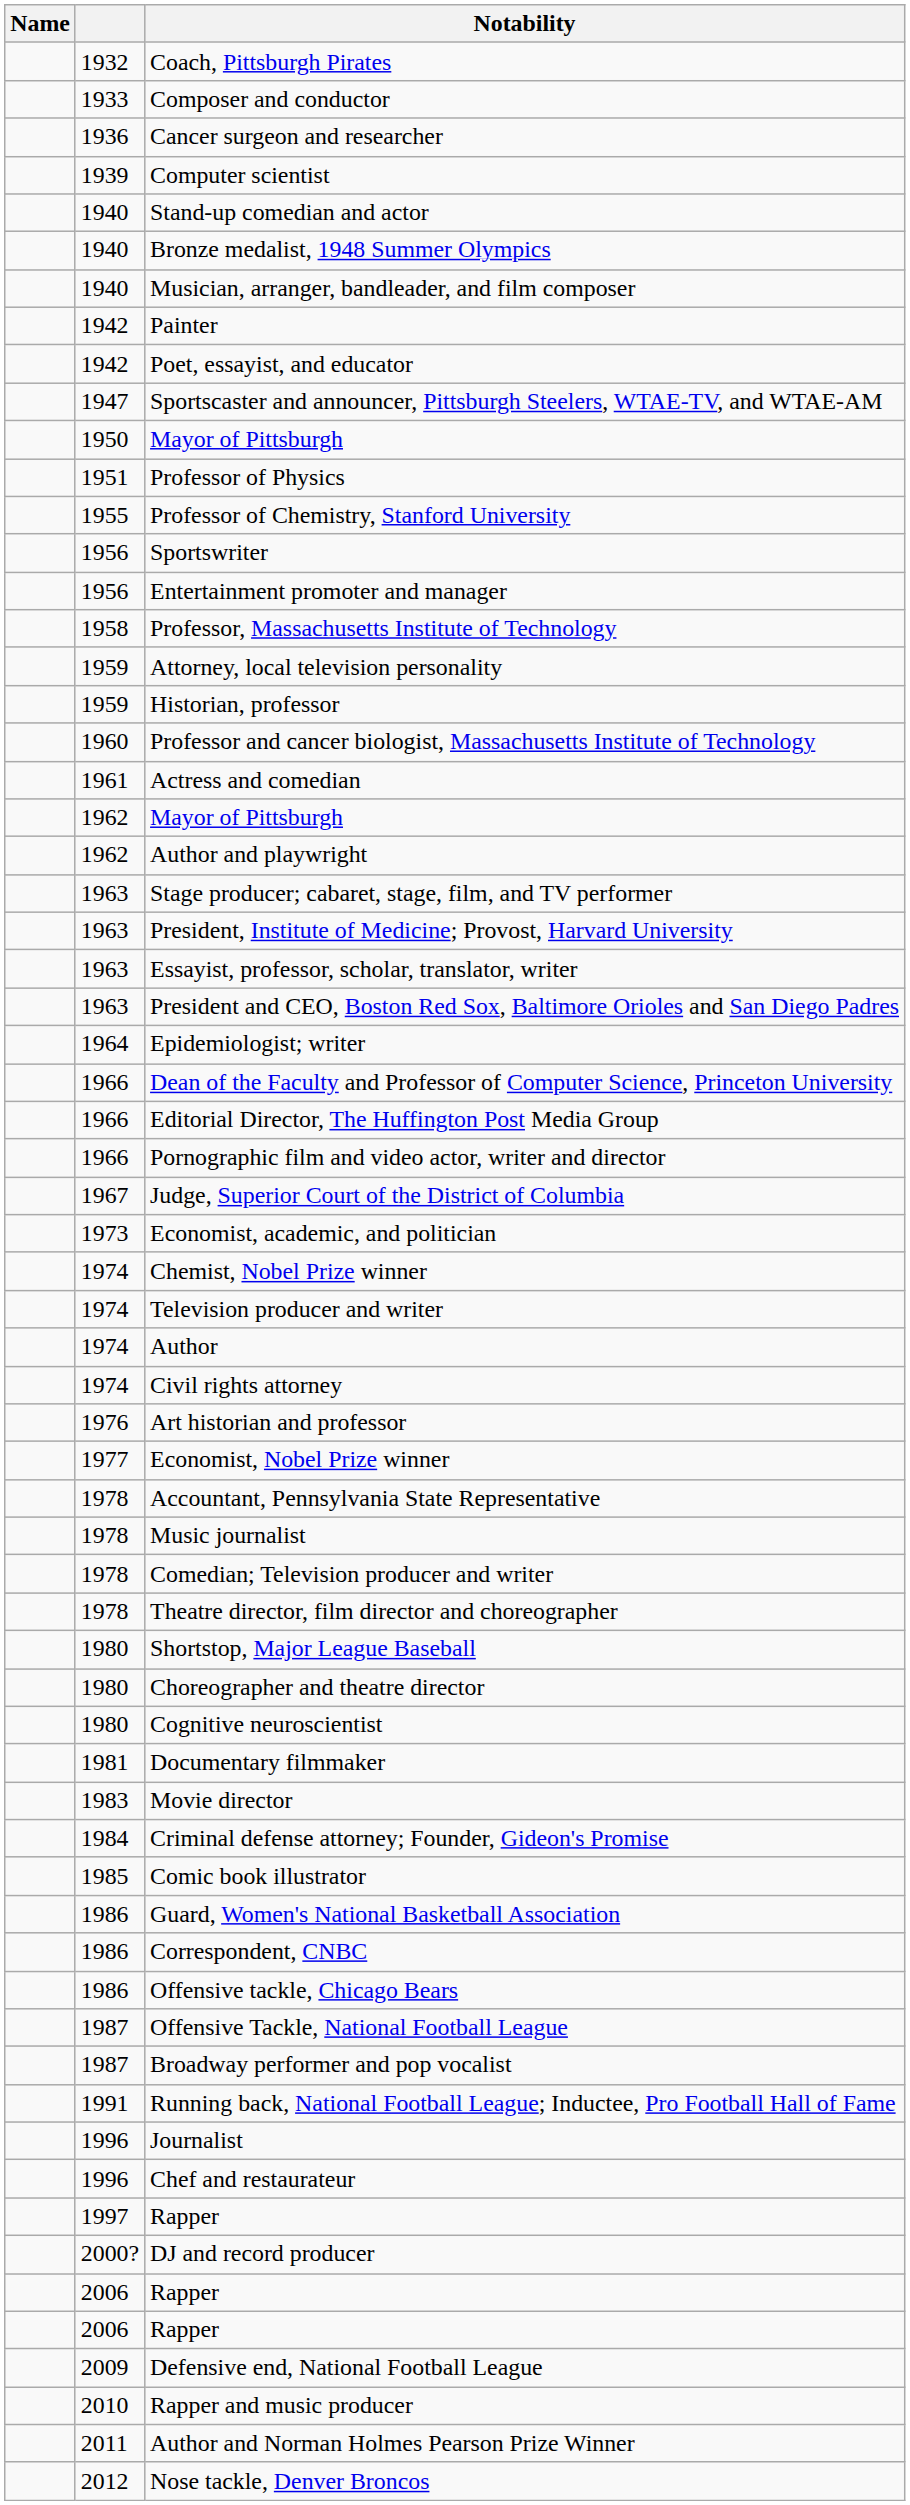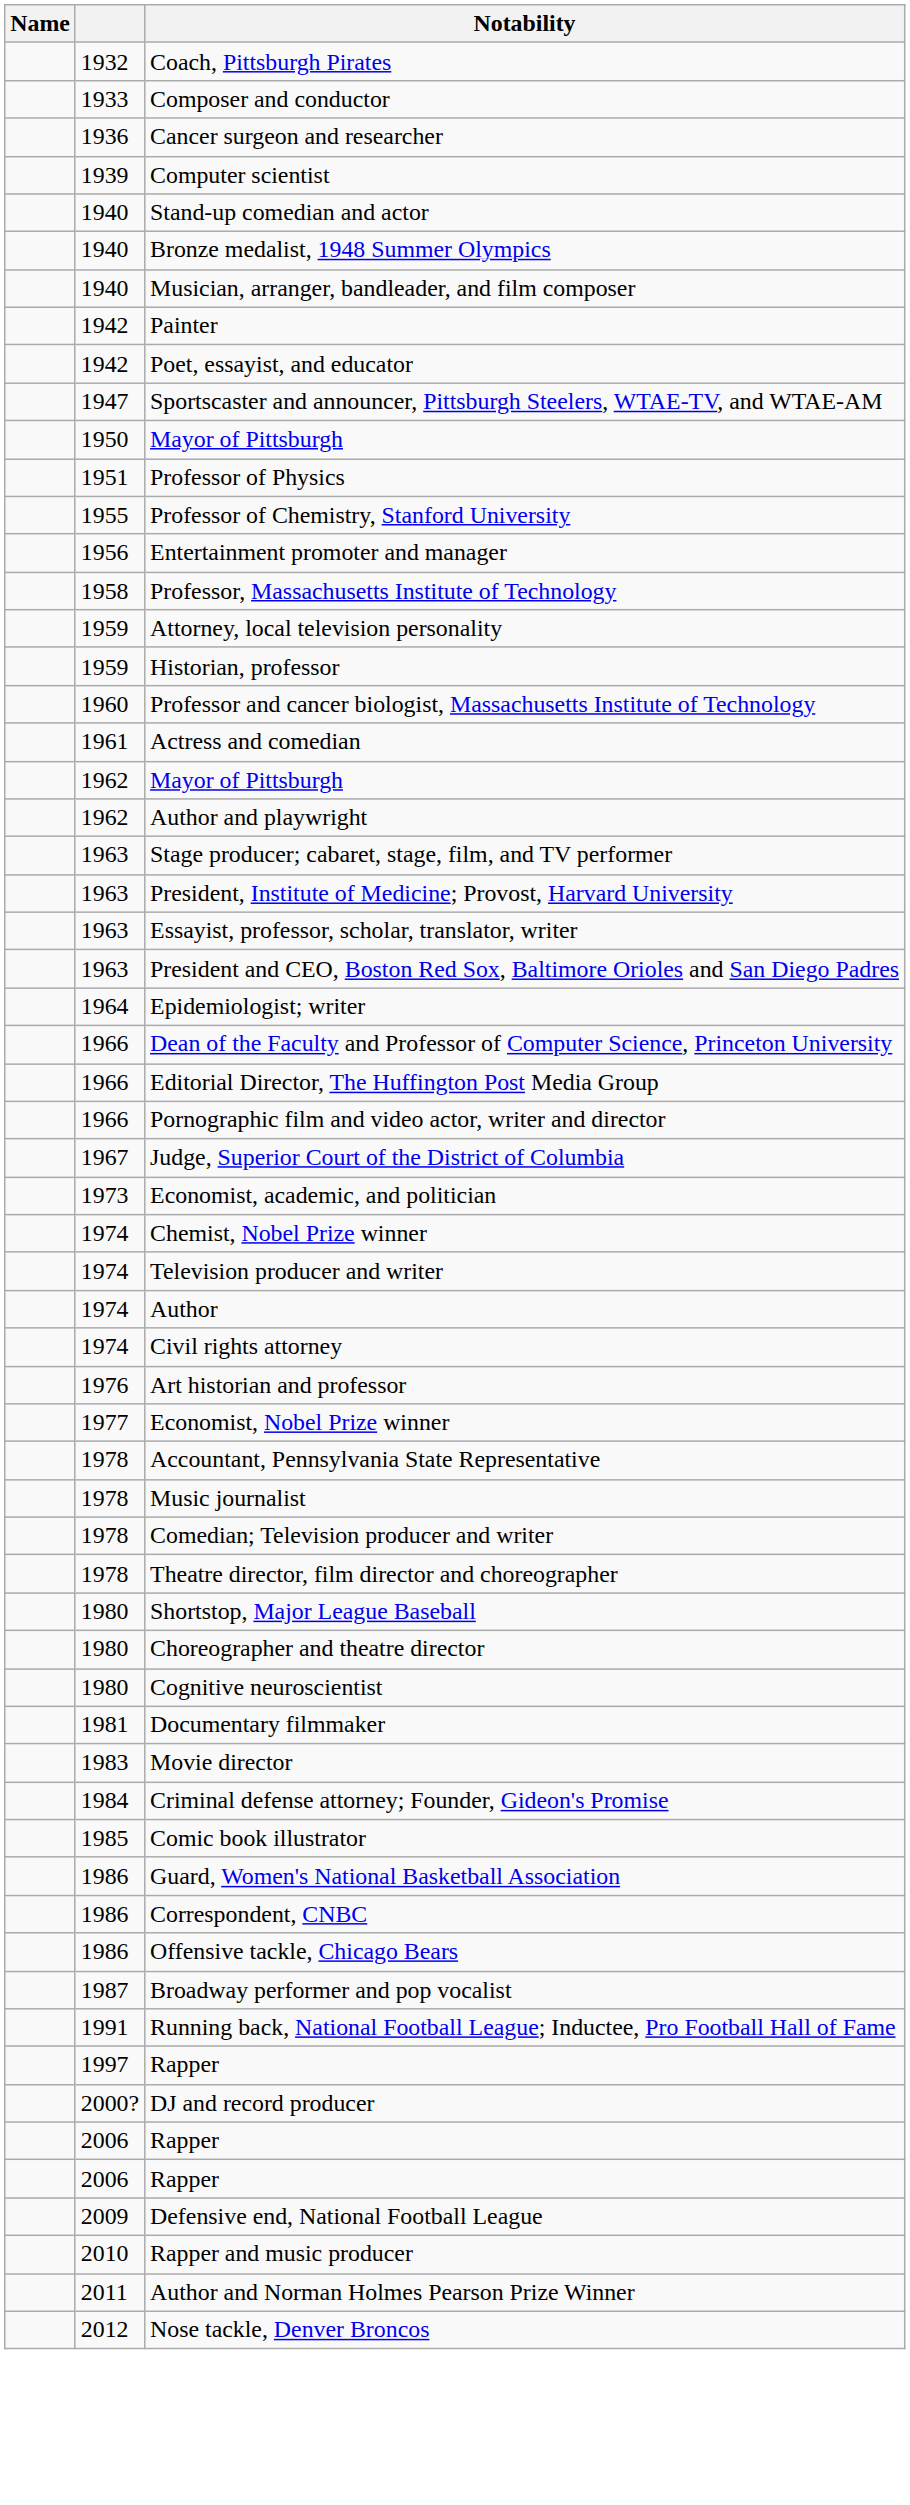- row: (105, 552)
- row: (105, 2027)
- row: (105, 2140)
- row: (105, 2178)
